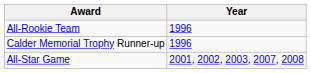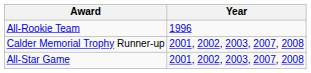(180, 44) 1996 -> (237, 44) 2001, 2002, 2003, 2007, 2008
